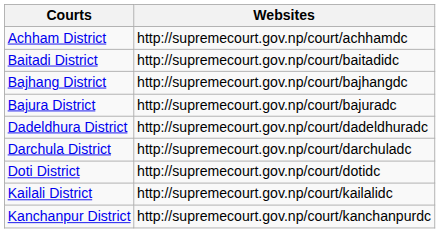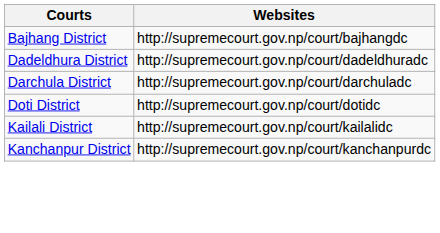- row: (57, 37)
- row: (53, 60)
- row: (51, 104)
